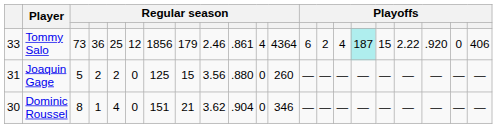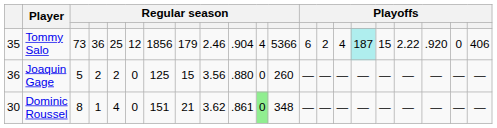(14, 44) 33 -> (14, 44) 35
(242, 44) .861 -> (242, 44) .904
(284, 44) 4364 -> (284, 44) 5366
(14, 75) 31 -> (14, 75) 36
(242, 107) .904 -> (242, 107) .861
(262, 107) no background -> (262, 107) lightgreen background
(284, 107) 346 -> (284, 107) 348
